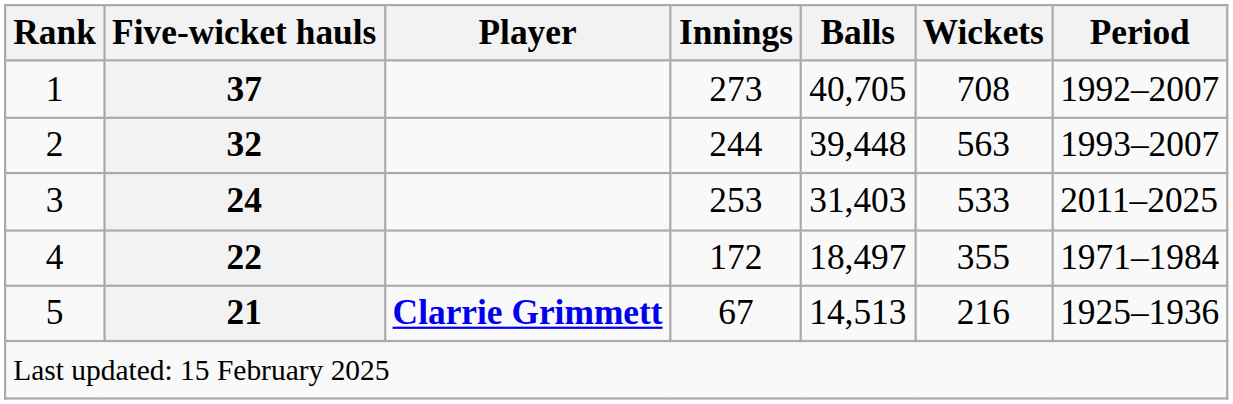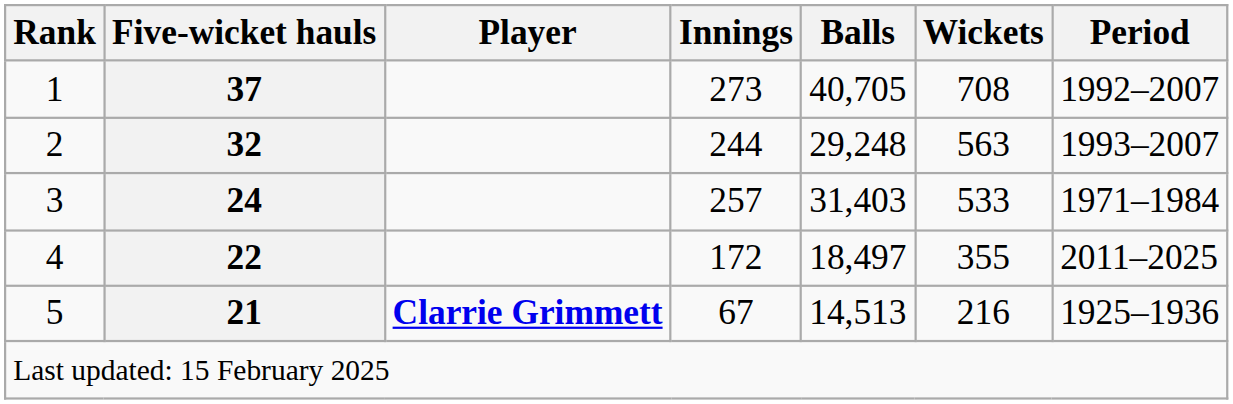(858, 144) 39,448 -> (858, 144) 29,248
(736, 200) 253 -> (736, 200) 257
(1139, 200) 2011–2025 -> (1140, 200) 1971–1984
(1140, 256) 1971–1984 -> (1139, 256) 2011–2025
